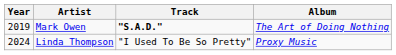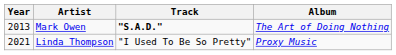(19, 27) 2019 -> (19, 27) 2013
(19, 42) 2024 -> (19, 42) 2021
